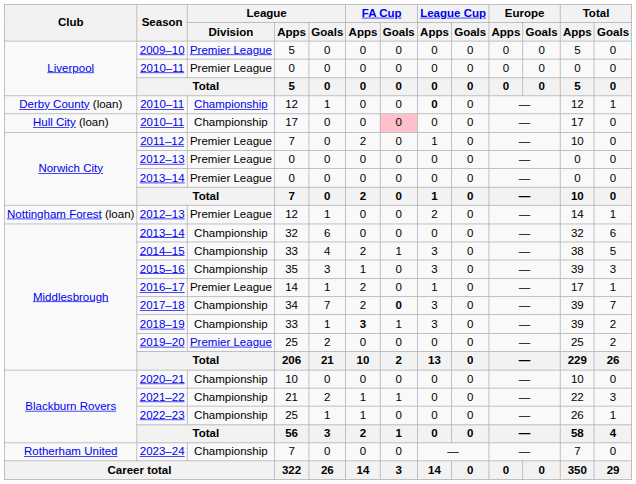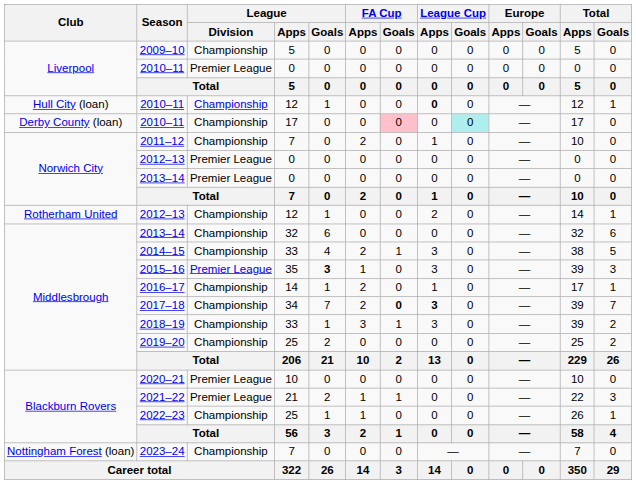(231, 50) Premier League -> (231, 50) Championship
(71, 104) Derby County (loan) -> (71, 104) Hull City (loan)
(71, 123) Hull City (loan) -> (71, 123) Derby County (loan)
(470, 123) no background -> (470, 123) paleturquoise background
(231, 141) Premier League -> (231, 141) Championship
(71, 214) Nottingham Forest (loan) -> (71, 214) Rotherham United
(231, 214) Premier League -> (231, 214) Championship
(231, 269) Championship -> (231, 269) Premier League
(327, 269) normal -> (327, 269) bold
(231, 287) Premier League -> (231, 287) Championship
(434, 305) normal -> (434, 305) bold
(363, 324) bold -> (363, 324) normal
(231, 342) Premier League -> (231, 342) Championship
(231, 379) Championship -> (231, 379) Premier League
(231, 397) Championship -> (231, 397) Premier League
(71, 452) Rotherham United -> (71, 452) Nottingham Forest (loan)
